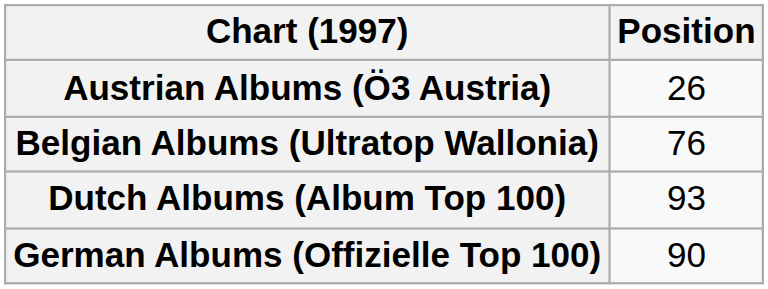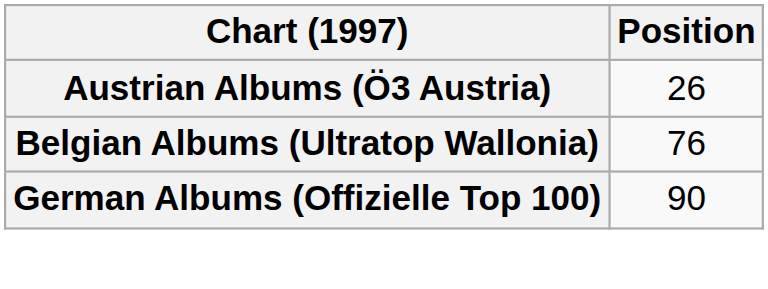- row: (307, 198)
